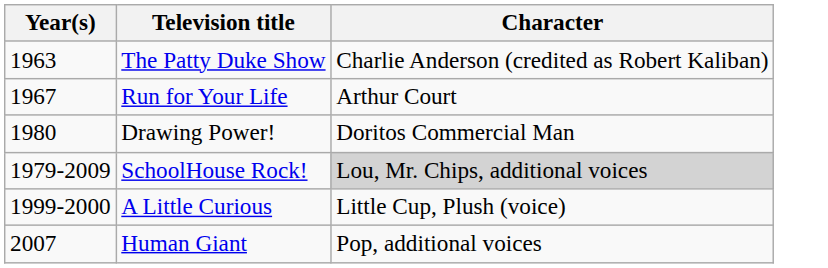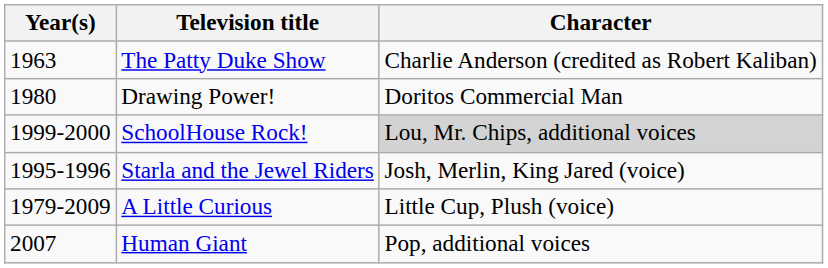- row: (204, 96)
(60, 170) 1979-2009 -> (60, 133) 1999-2000
+ row: (248, 170)
(60, 206) 1999-2000 -> (60, 206) 1979-2009
